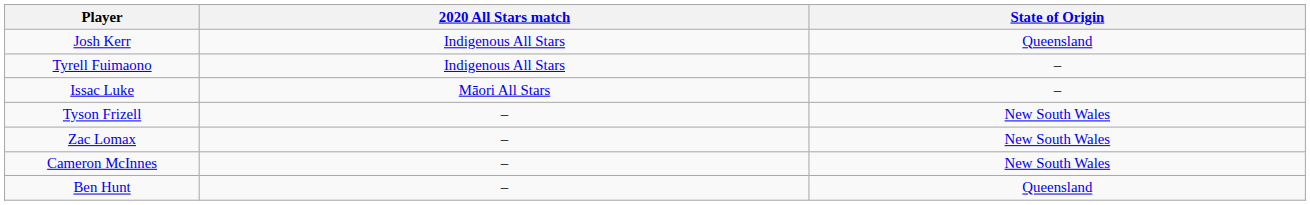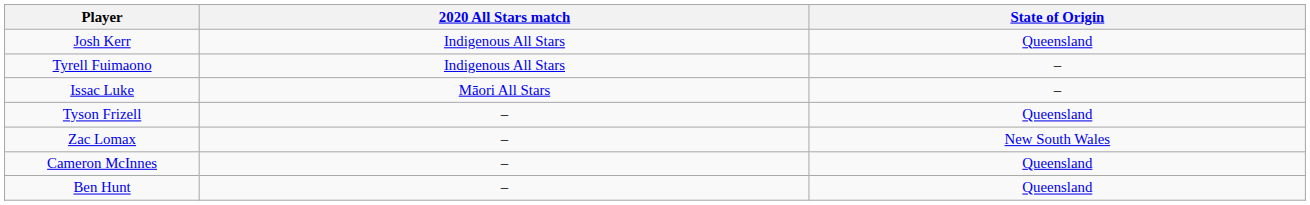(1057, 114) New South Wales -> (1057, 114) Queensland
(1057, 163) New South Wales -> (1057, 163) Queensland
